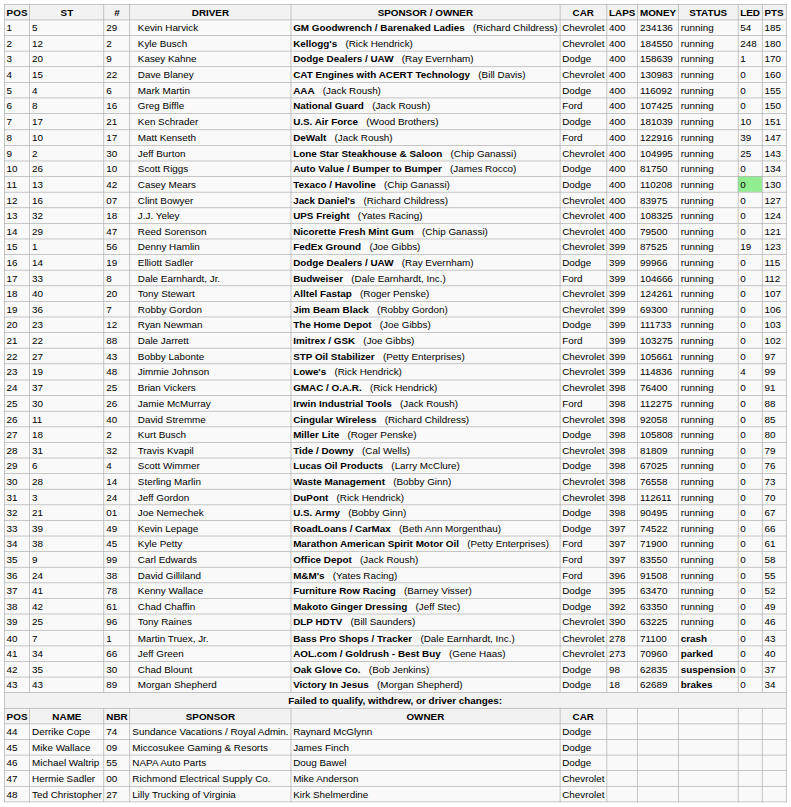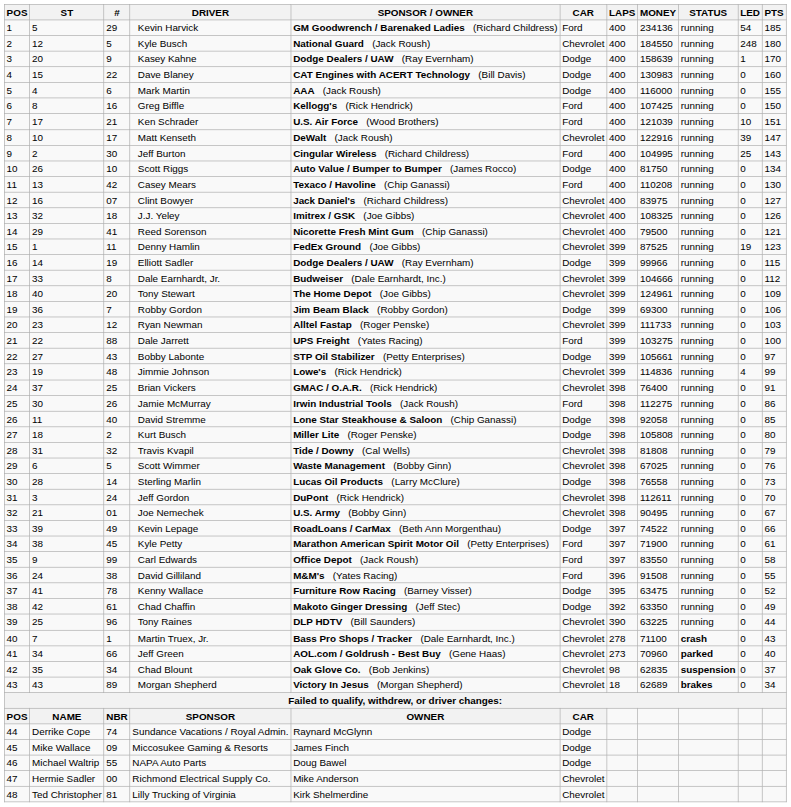(583, 28) Chevrolet -> (572, 28) Ford
(109, 44) 2 -> (109, 44) 5
(353, 44) Kellogg's (Rick Hendrick) -> (362, 44) National Guard (Jack Roush)
(583, 75) Chevrolet -> (577, 75) Dodge
(656, 91) 116092 -> (656, 91) 116000
(362, 106) National Guard (Jack Roush) -> (353, 106) Kellogg's (Rick Hendrick)
(577, 122) Dodge -> (572, 122) Ford
(656, 122) 181039 -> (656, 122) 121039
(572, 137) Ford -> (583, 137) Chevrolet
(405, 153) Lone Star Steakhouse & Saloon (Chip Ganassi) -> (381, 153) Cingular Wireless (Richard Childress)
(583, 153) Chevrolet -> (572, 153) Ford
(577, 184) Dodge -> (572, 184) Ford
(743, 184) lightgreen background -> (743, 184) no background
(358, 216) UPS Freight (Yates Racing) -> (354, 216) Imitrex / GSK (Joe Gibbs)
(773, 216) 124 -> (773, 216) 126
(112, 231) 47 -> (112, 231) 41
(112, 247) 56 -> (111, 247) 11
(572, 278) Ford -> (583, 278) Chevrolet
(361, 294) Alltel Fastap (Roger Penske) -> (362, 294) The Home Depot (Joe Gibbs)
(656, 294) 124261 -> (656, 294) 124961
(773, 294) 107 -> (773, 294) 109
(583, 310) Chevrolet -> (577, 310) Dodge
(362, 325) The Home Depot (Joe Gibbs) -> (361, 325) Alltel Fastap (Roger Penske)
(577, 325) Dodge -> (583, 325) Chevrolet
(354, 341) Imitrex / GSK (Joe Gibbs) -> (358, 341) UPS Freight (Yates Racing)
(773, 341) 102 -> (773, 341) 100
(583, 356) Chevrolet -> (577, 356) Dodge
(770, 403) 88 -> (770, 403) 86
(381, 419) Cingular Wireless (Richard Childress) -> (405, 419) Lone Star Steakhouse & Saloon (Chip Ganassi)
(583, 419) Chevrolet -> (577, 419) Dodge
(654, 450) 81809 -> (654, 450) 81808
(109, 466) 4 -> (109, 466) 5
(377, 466) Lucas Oil Products (Larry McClure) -> (372, 466) Waste Management (Bobby Ginn)
(577, 466) Dodge -> (583, 466) Chevrolet
(372, 482) Waste Management (Bobby Ginn) -> (377, 482) Lucas Oil Products (Larry McClure)
(583, 482) Chevrolet -> (577, 482) Dodge
(577, 513) Dodge -> (583, 513) Chevrolet
(654, 591) 63470 -> (654, 591) 63475
(770, 622) 46 -> (770, 622) 44
(112, 669) 30 -> (112, 669) 34
(577, 669) Dodge -> (583, 669) Chevrolet
(577, 685) Dodge -> (583, 685) Chevrolet
(112, 794) 27 -> (112, 794) 81
